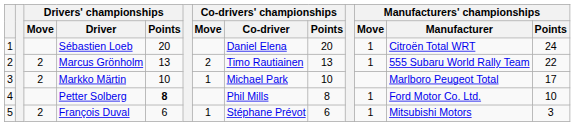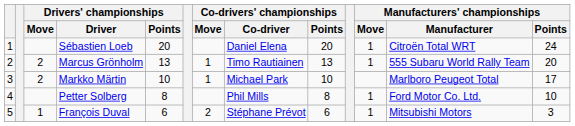(208, 63) 2 -> (208, 63) 1
(551, 63) 22 -> (551, 63) 20
(164, 96) bold -> (164, 96) normal
(40, 113) 2 -> (40, 113) 1
(208, 113) 1 -> (208, 113) 2
